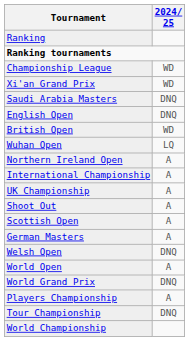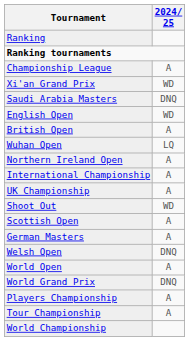(168, 69) WD -> (168, 69) A
(168, 115) DNQ -> (168, 115) WD
(168, 130) WD -> (168, 130) A
(168, 206) A -> (168, 206) WD
(168, 313) DNQ -> (168, 313) A
